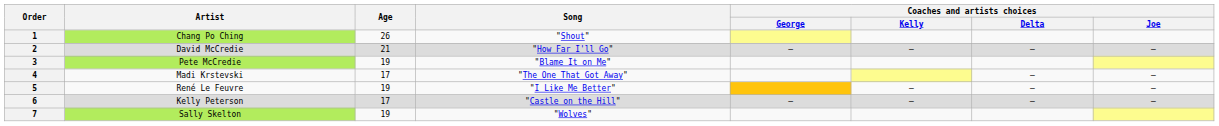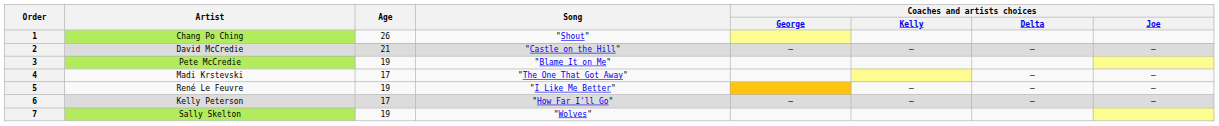(573, 50) "How Far I'll Go" -> (573, 50) "Castle on the Hill"
(573, 101) "Castle on the Hill" -> (573, 101) "How Far I'll Go"
